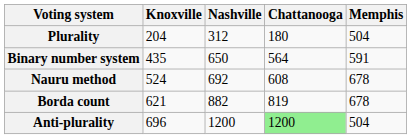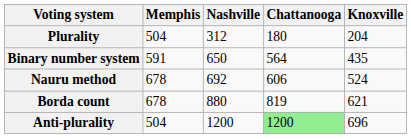columns swapped: (376, 15) <-> (174, 15)
(278, 79) 608 -> (277, 79) 606
(218, 101) 882 -> (217, 101) 880
